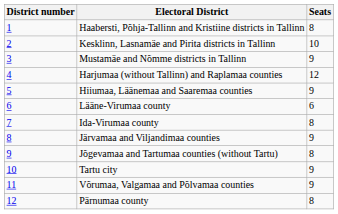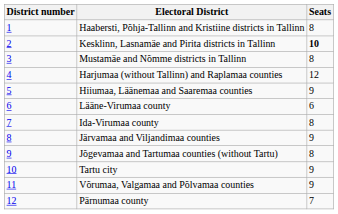(314, 43) normal -> (314, 43) bold
(311, 59) 9 -> (311, 59) 8
(311, 201) 8 -> (311, 201) 7
